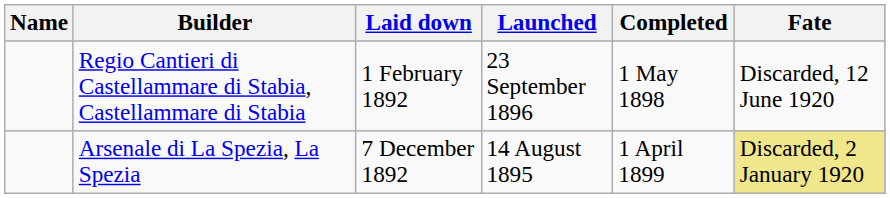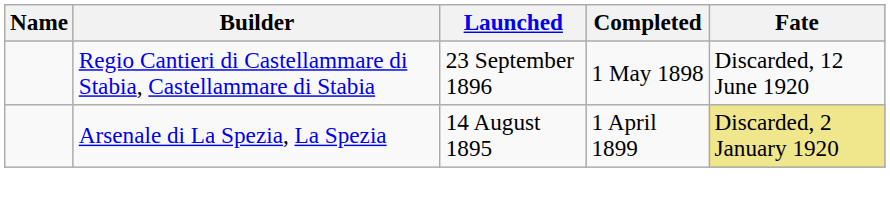- column: (419, 22)
